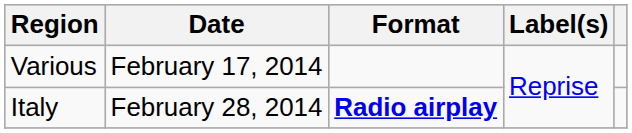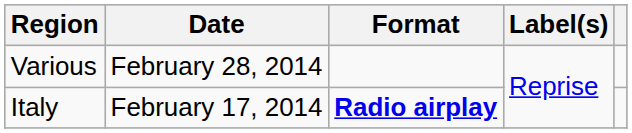(216, 66) February 17, 2014 -> (216, 66) February 28, 2014
(216, 107) February 28, 2014 -> (216, 107) February 17, 2014
